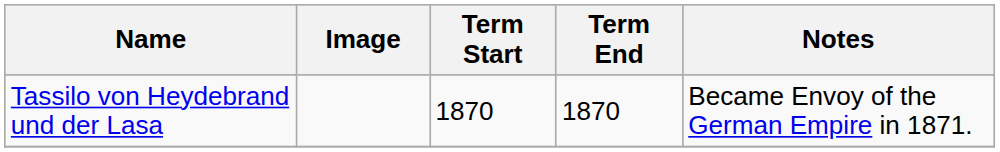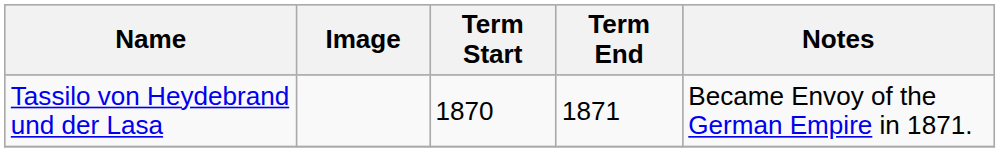(591, 110) 1870 -> (591, 110) 1871
